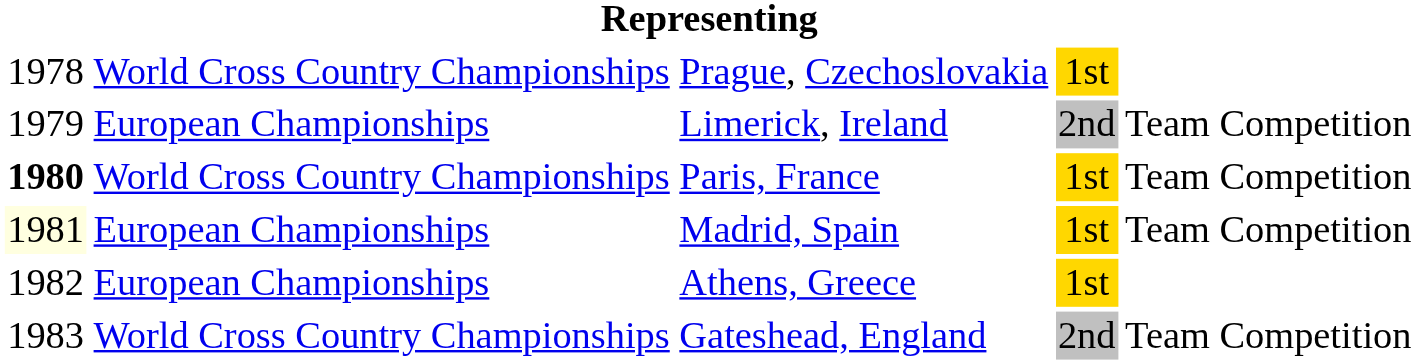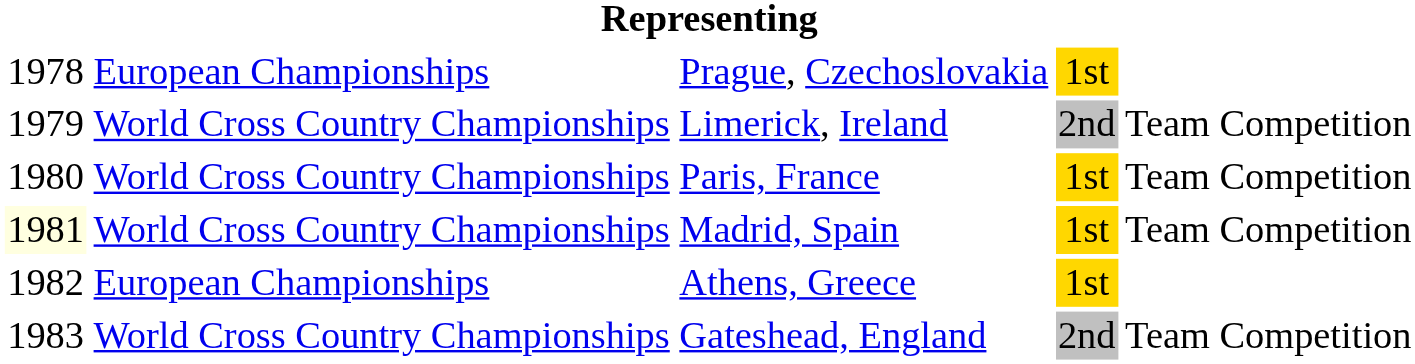(382, 70) World Cross Country Championships -> (291, 70) European Championships
(291, 123) European Championships -> (382, 123) World Cross Country Championships
(46, 176) bold -> (46, 176) normal
(291, 229) European Championships -> (382, 229) World Cross Country Championships
